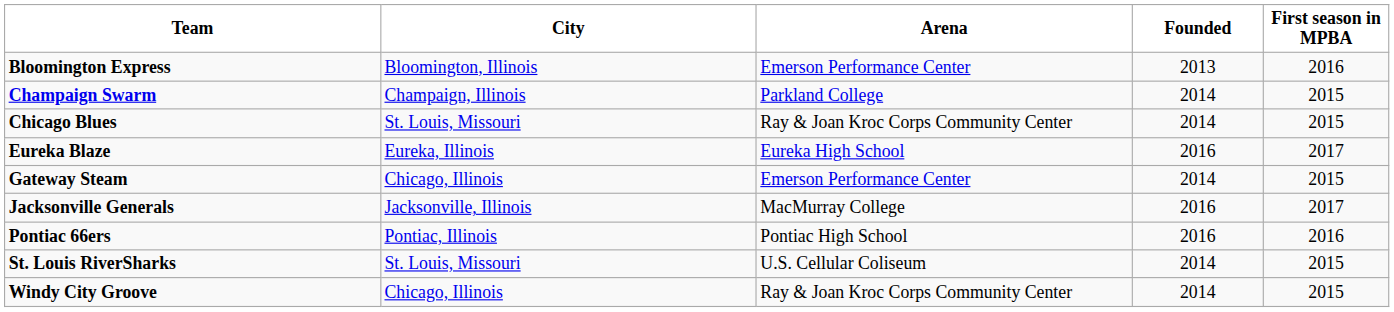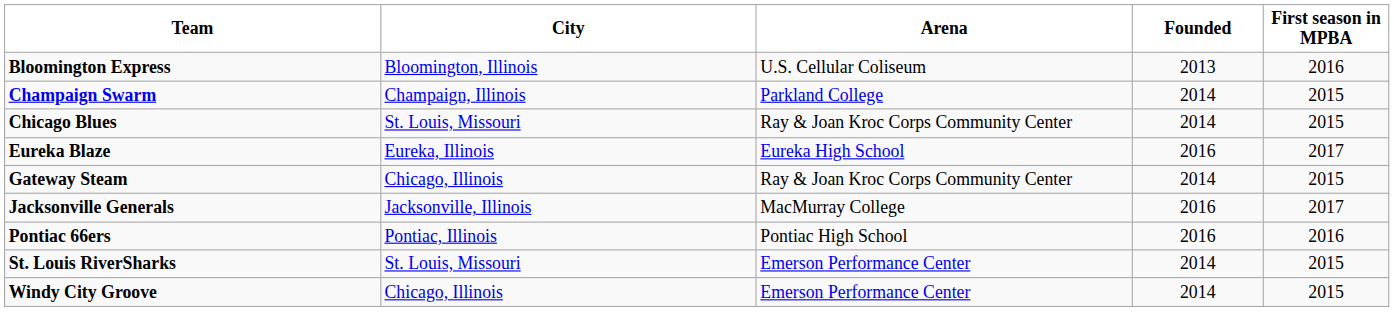(865, 66) Emerson Performance Center -> (843, 66) U.S. Cellular Coliseum
(865, 179) Emerson Performance Center -> (916, 179) Ray & Joan Kroc Corps Community Center
(843, 263) U.S. Cellular Coliseum -> (865, 263) Emerson Performance Center
(916, 292) Ray & Joan Kroc Corps Community Center -> (865, 292) Emerson Performance Center
